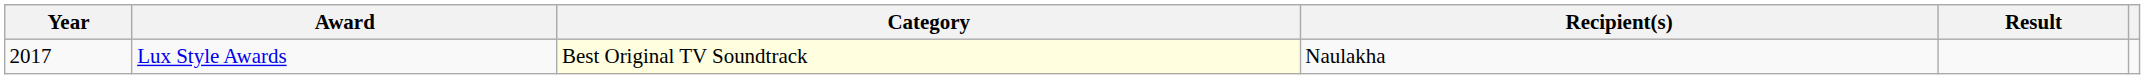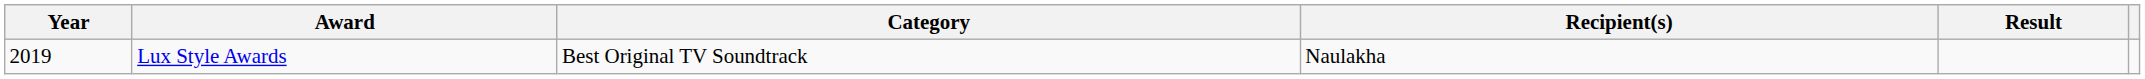(31, 56) 2017 -> (31, 56) 2019
(685, 56) lightyellow background -> (685, 56) no background
